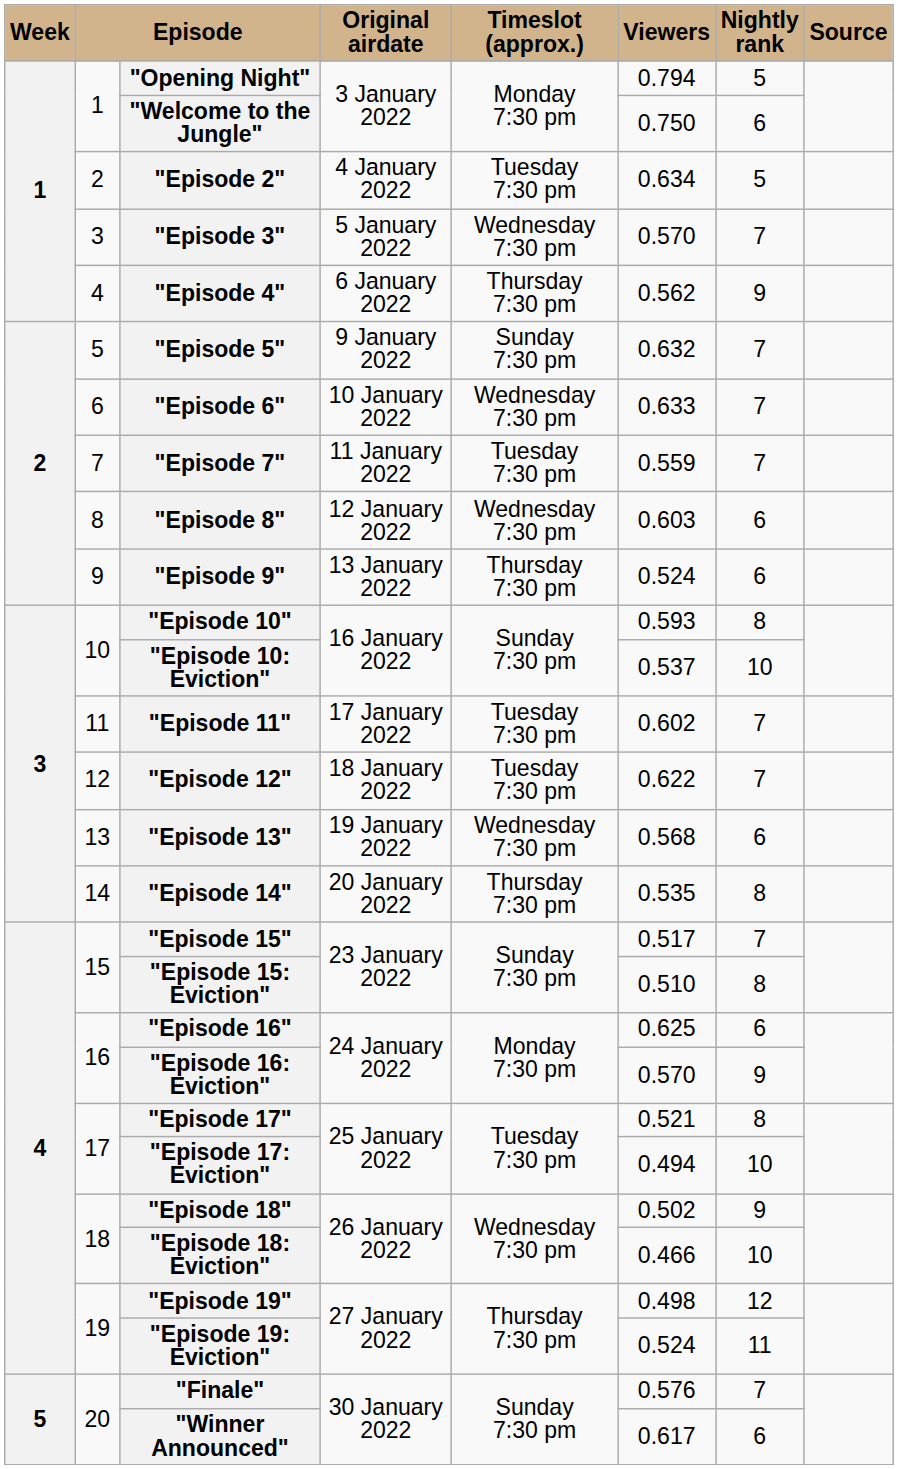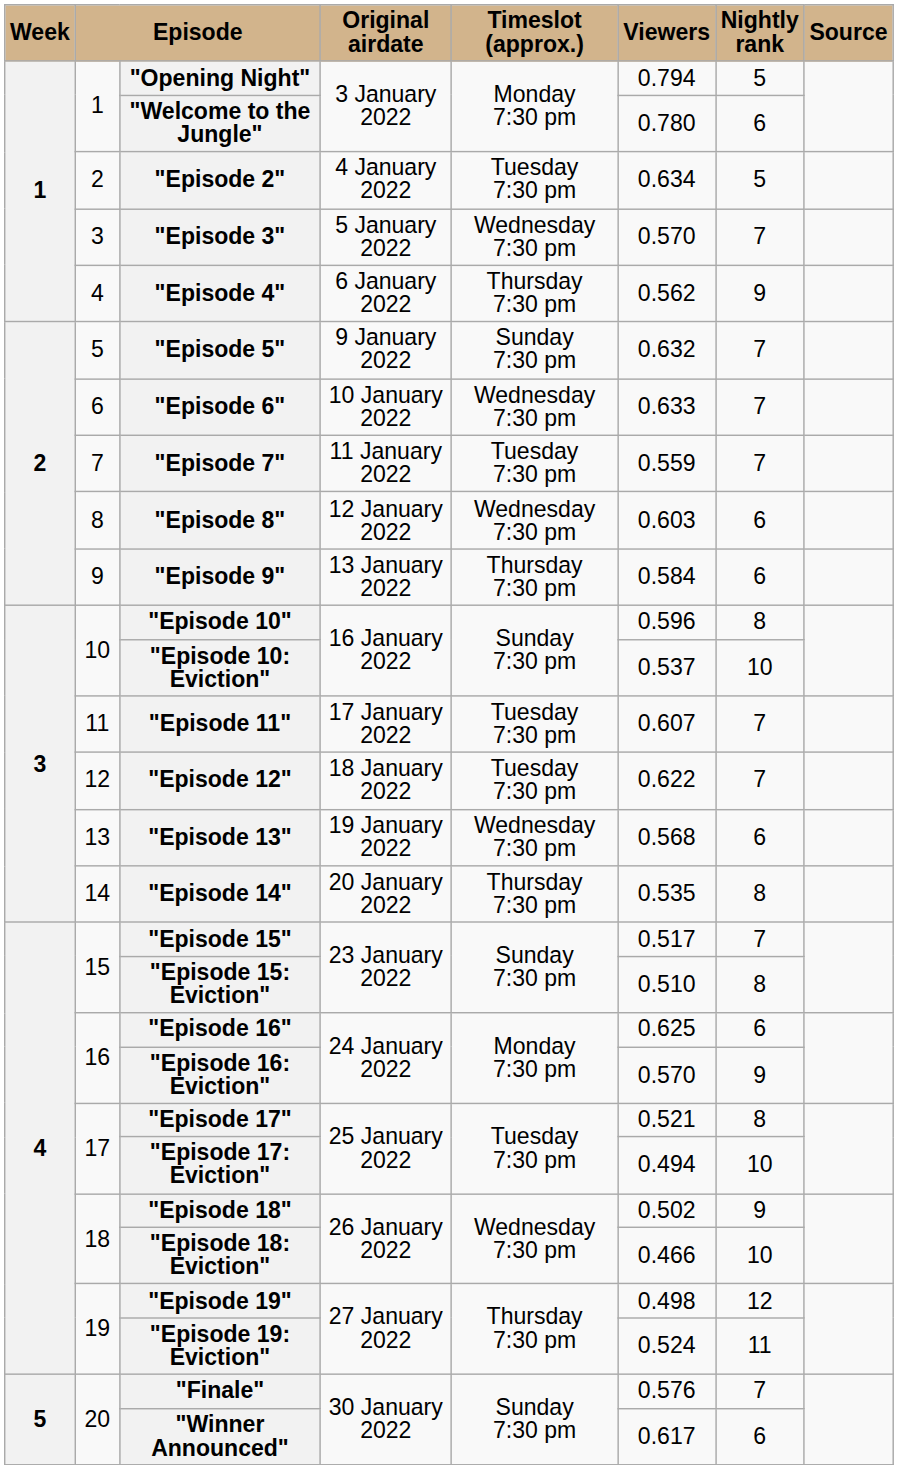(667, 123) 0.750 -> (667, 123) 0.780
(667, 576) 0.524 -> (667, 576) 0.584
(667, 621) 0.593 -> (667, 621) 0.596
(667, 723) 0.602 -> (667, 723) 0.607
